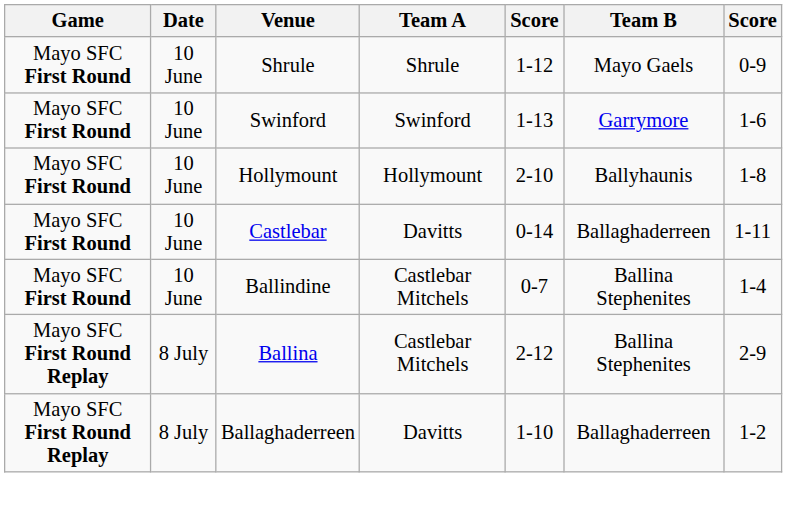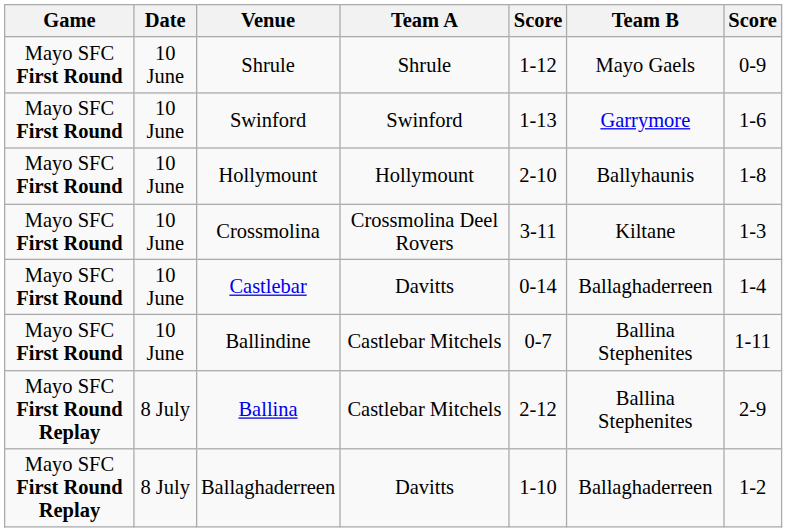+ row: (268, 231)
(753, 231) 1-11 -> (753, 286) 1-4
(753, 286) 1-4 -> (753, 342) 1-11
